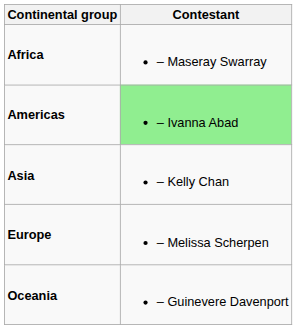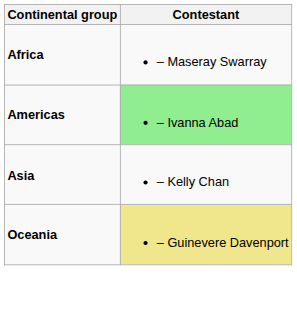- row: (29, 235)
(206, 302) no background -> (206, 242) khaki background
